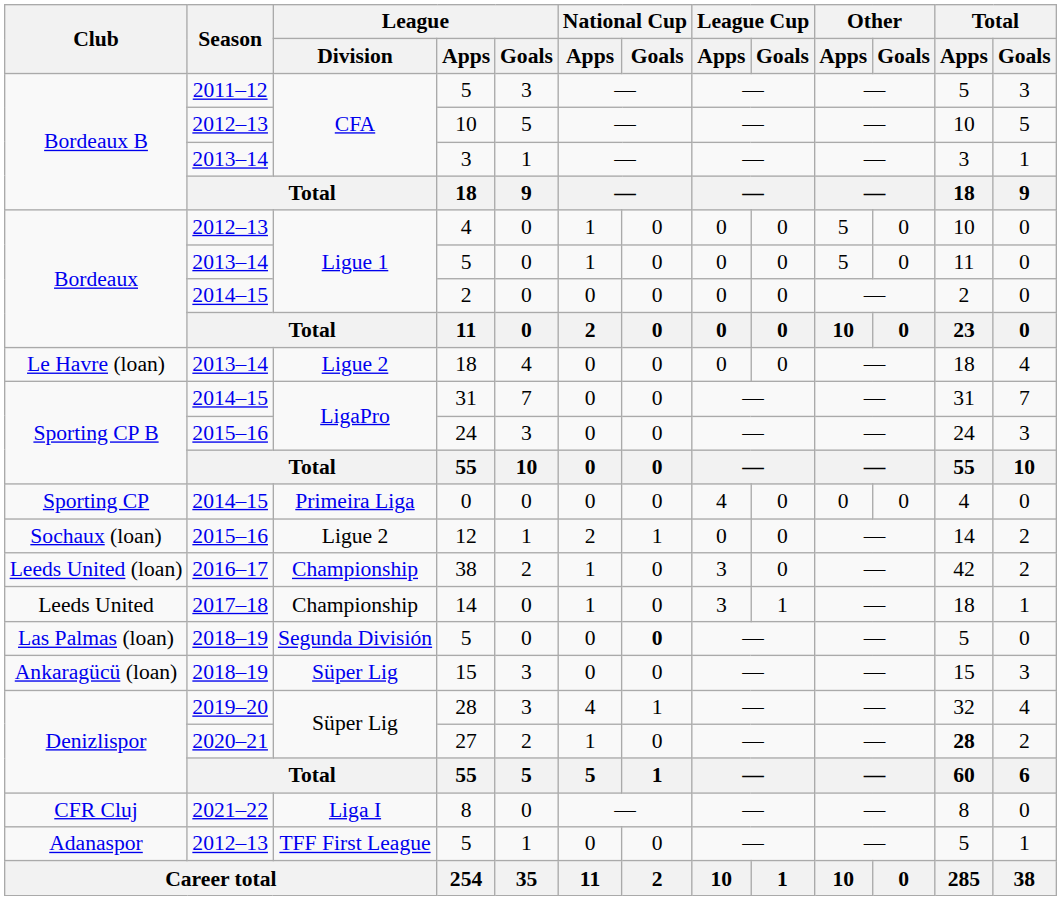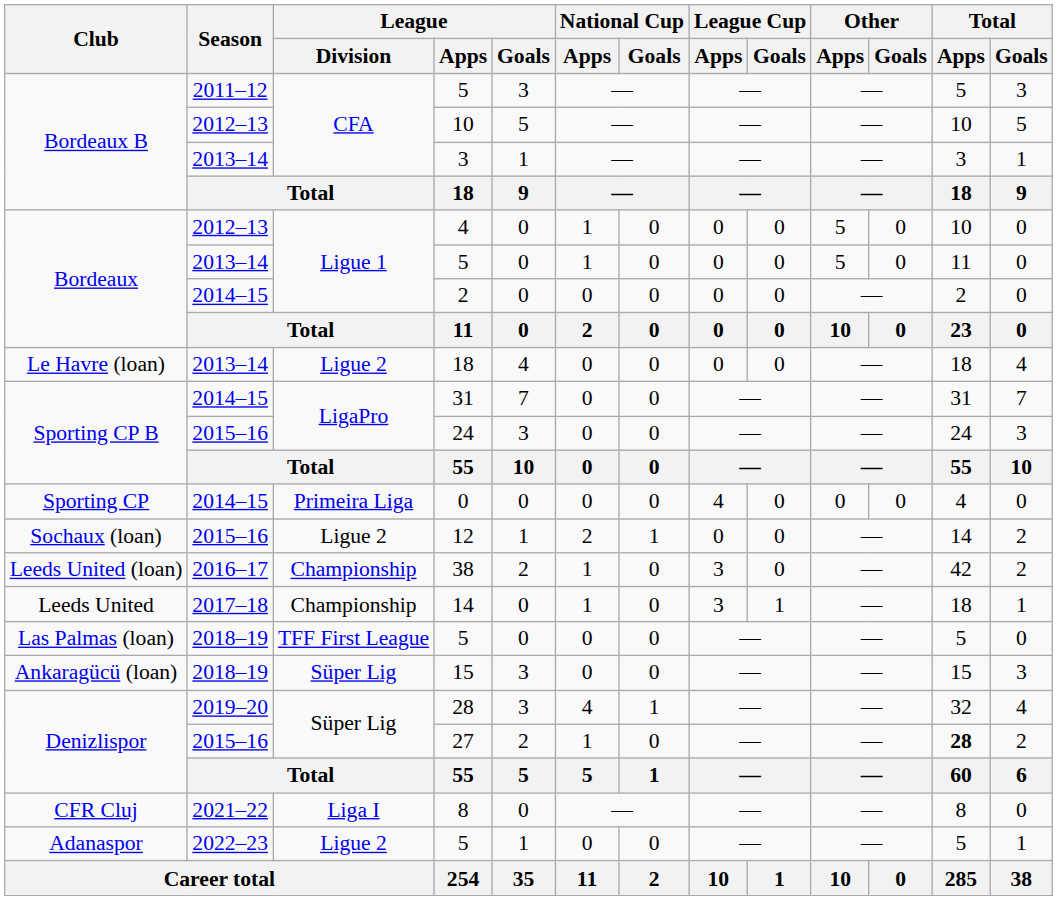(355, 638) Segunda División -> (354, 638) TFF First League
(657, 638) bold -> (654, 638) normal
(230, 741) 2020–21 -> (230, 741) 2015–16
(230, 843) 2012–13 -> (230, 843) 2022–23
(355, 843) TFF First League -> (353, 843) Ligue 2
